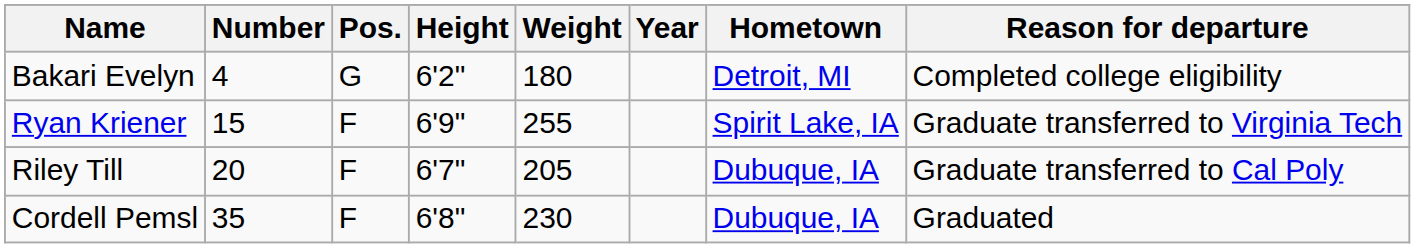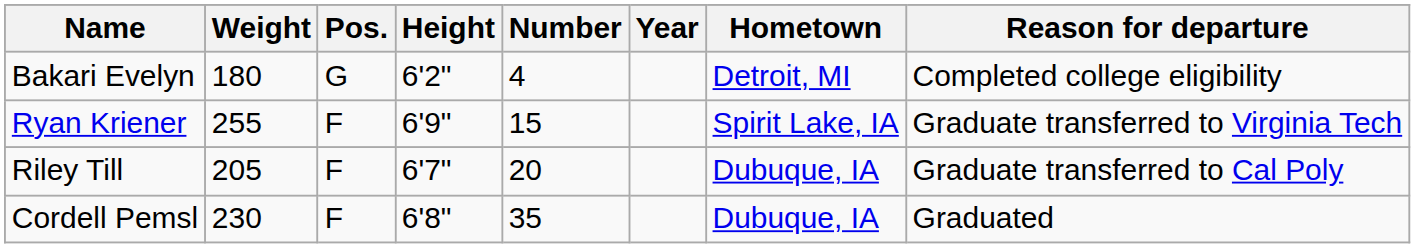columns swapped: (268, 28) <-> (572, 28)
